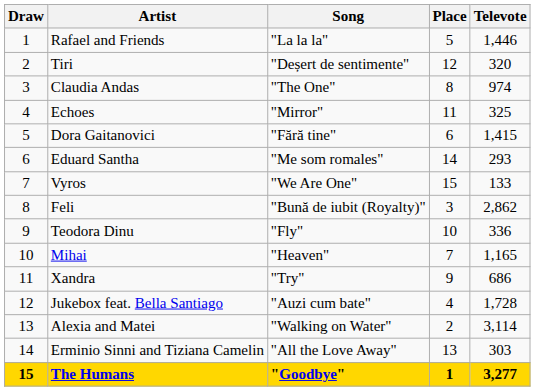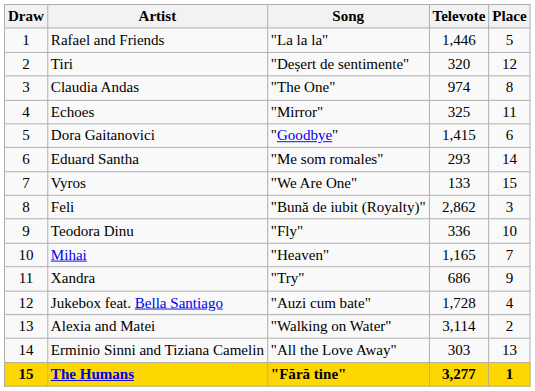columns swapped: (500, 16) <-> (450, 16)
(303, 135) "Fără tine" -> (305, 135) "Goodbye"
(308, 374) "Goodbye" -> (309, 374) "Fără tine"
